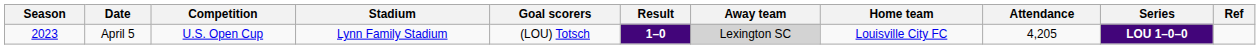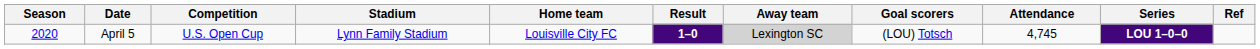columns swapped: (901, 14) <-> (555, 14)
(45, 34) 2023 -> (45, 34) 2020
(1042, 34) 4,205 -> (1042, 34) 4,745
